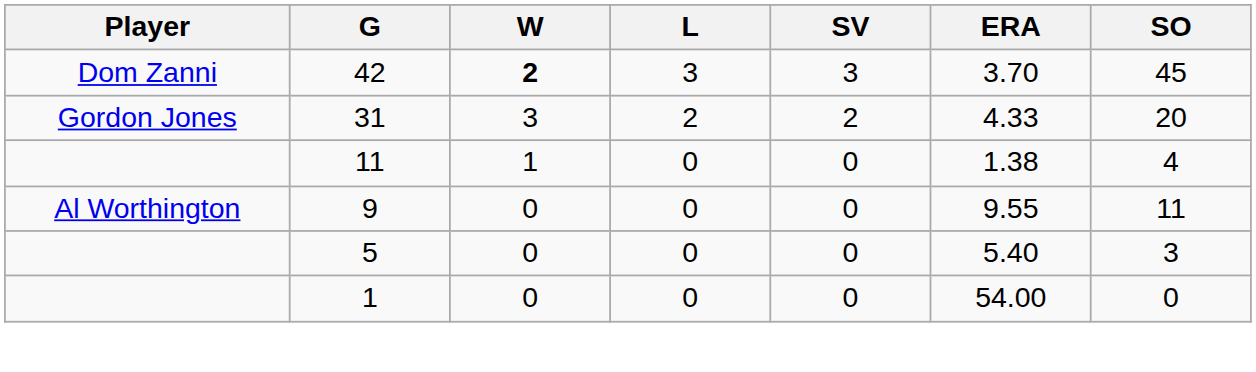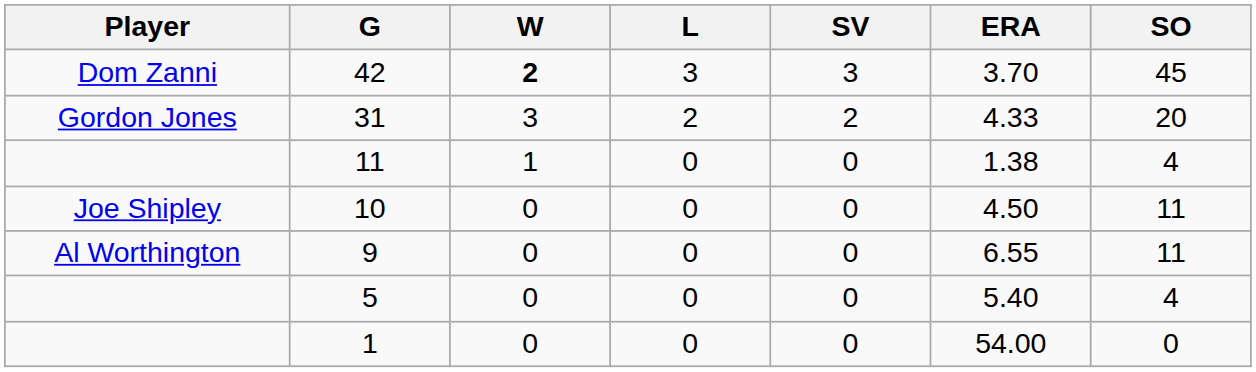+ row: (370, 207)
(1011, 207) 9.55 -> (1011, 252) 6.55
(1171, 252) 3 -> (1171, 298) 4
